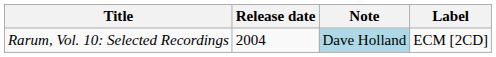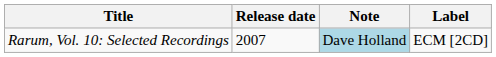(251, 40) 2004 -> (251, 40) 2007
